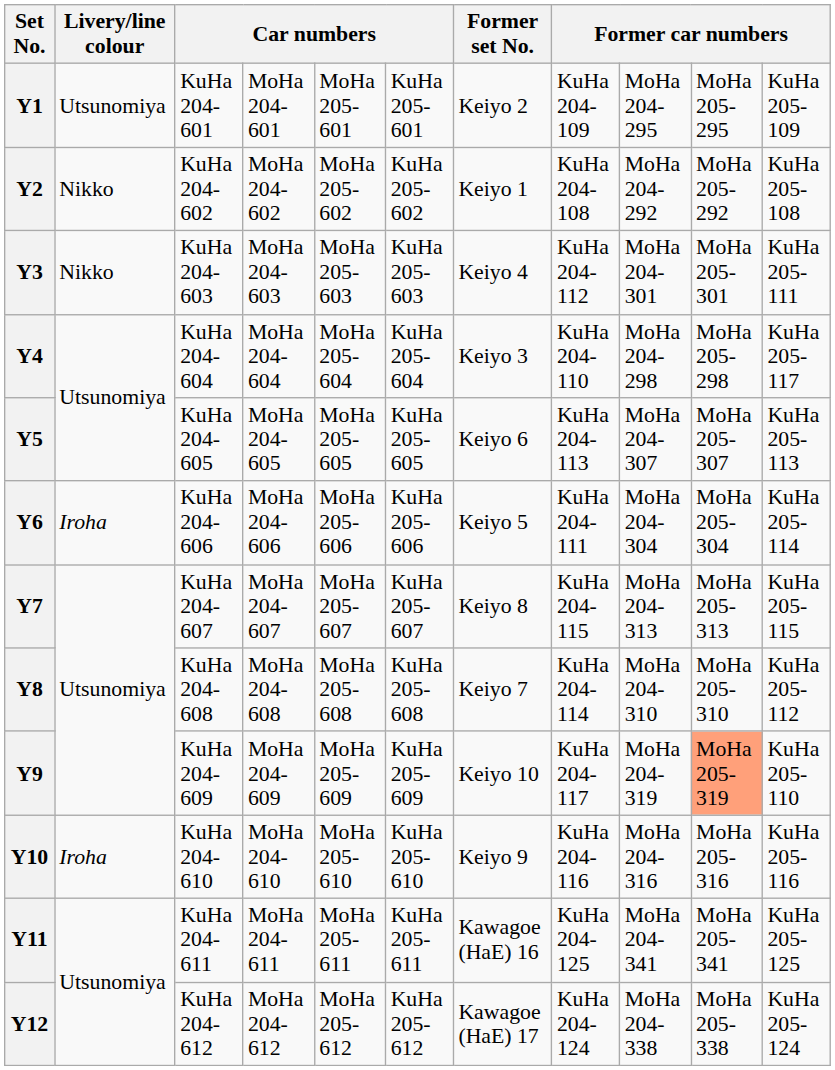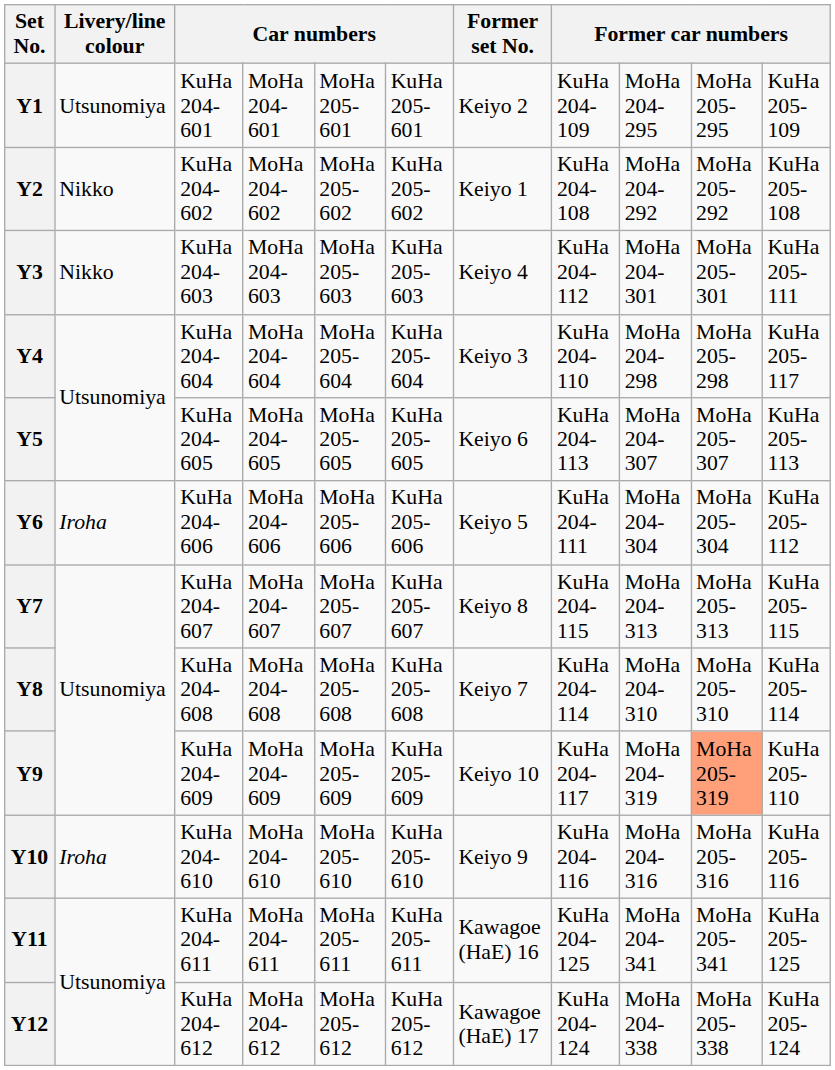(793, 522) KuHa 205-114 -> (793, 522) KuHa 205-112
(793, 689) KuHa 205-112 -> (793, 689) KuHa 205-114
